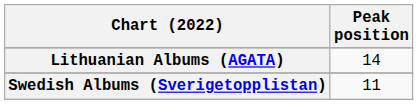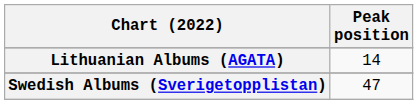(372, 86) 11 -> (372, 86) 47
